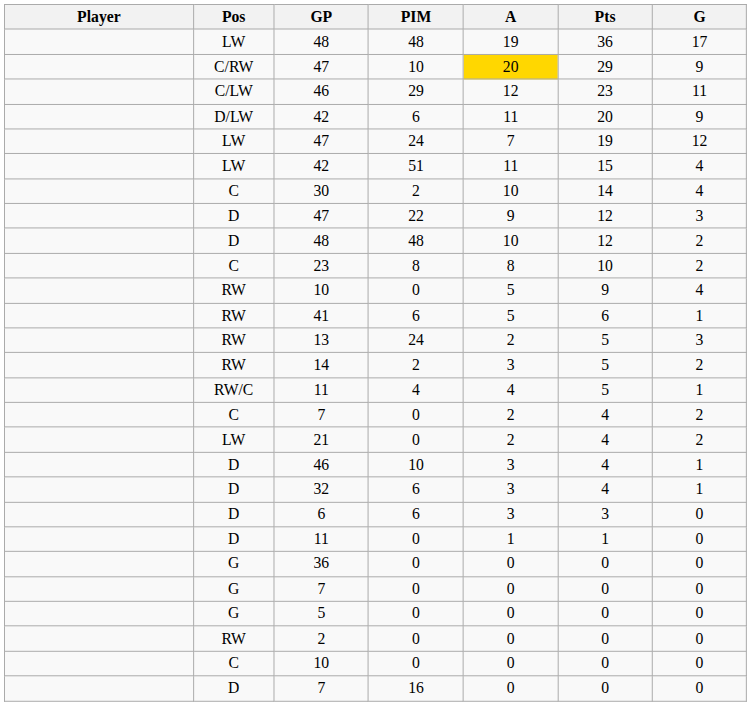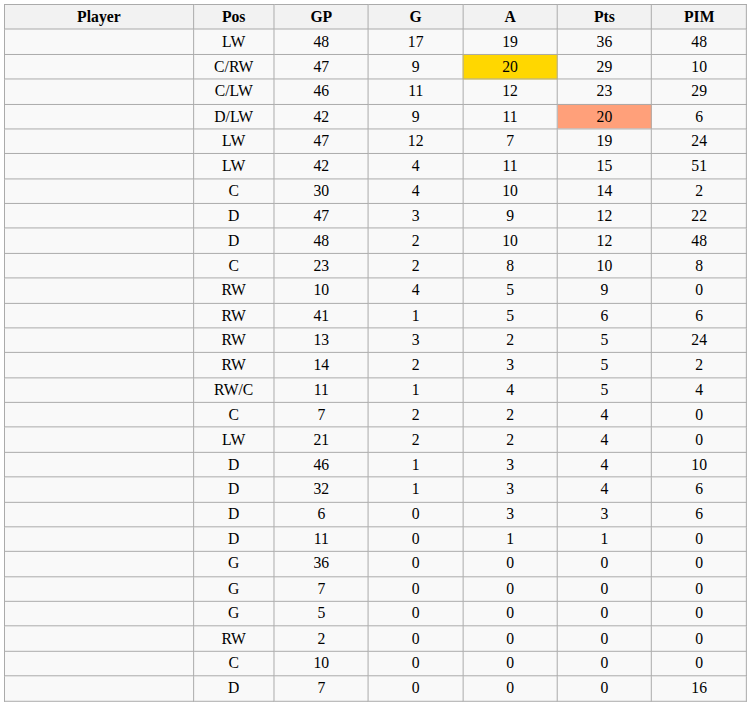columns swapped: (700, 16) <-> (416, 16)
(605, 116) no background -> (604, 116) lightsalmon background
